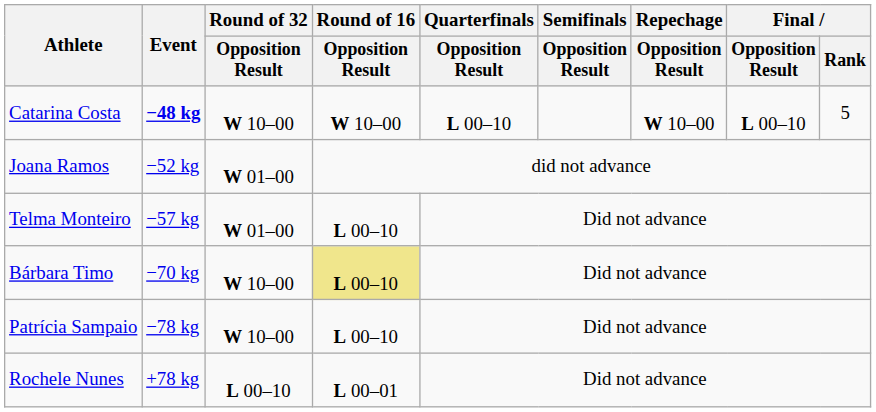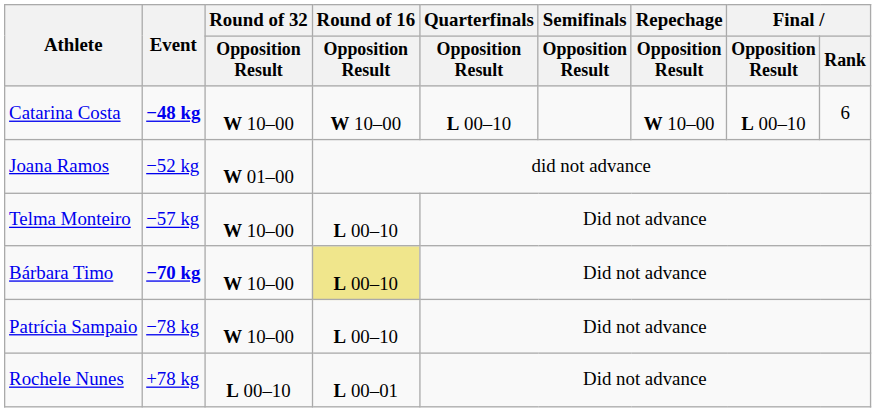(845, 113) 5 -> (845, 113) 6
(258, 230) W 01–00 -> (258, 230) W 10–00
(173, 273) normal -> (173, 273) bold
